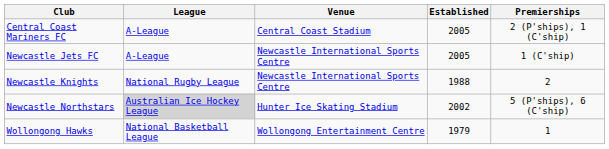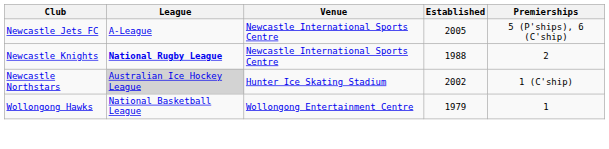- row: (42, 31)
(548, 56) 1 (C'ship) -> (546, 31) 5 (P'ships), 6 (C'ship)
(182, 81) normal -> (165, 56) bold
(548, 106) 5 (P'ships), 6 (C'ship) -> (546, 81) 1 (C'ship)
